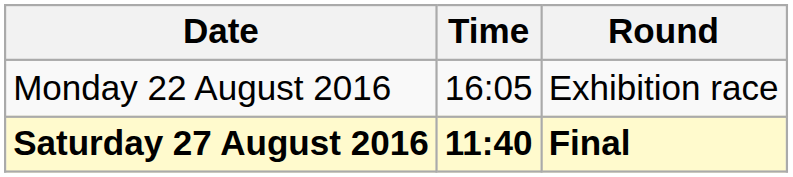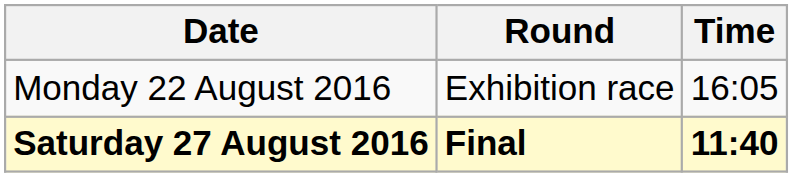columns swapped: (489, 32) <-> (664, 32)
